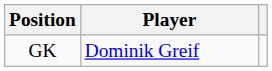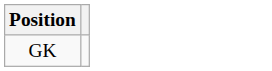- column: (169, 19)
